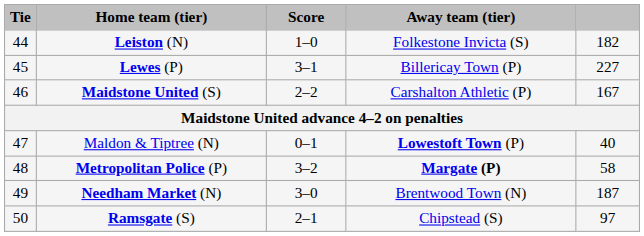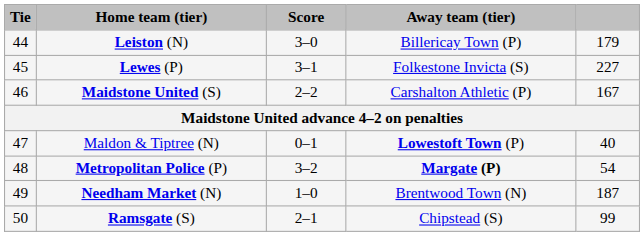(306, 42) 1–0 -> (306, 42) 3–0
(461, 42) Folkestone Invicta (S) -> (461, 42) Billericay Town (P)
(608, 42) 182 -> (608, 42) 179
(461, 67) Billericay Town (P) -> (461, 67) Folkestone Invicta (S)
(608, 168) 58 -> (608, 168) 54
(306, 193) 3–0 -> (306, 193) 1–0
(608, 218) 97 -> (608, 218) 99
